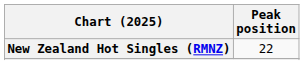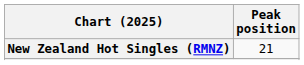(266, 49) 22 -> (266, 49) 21
